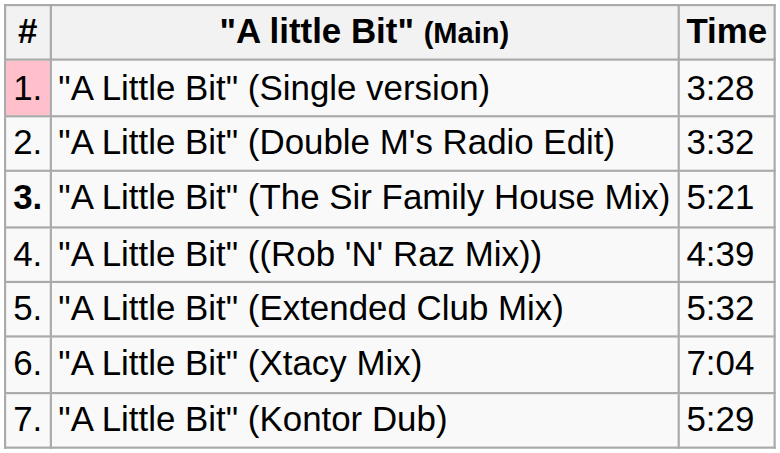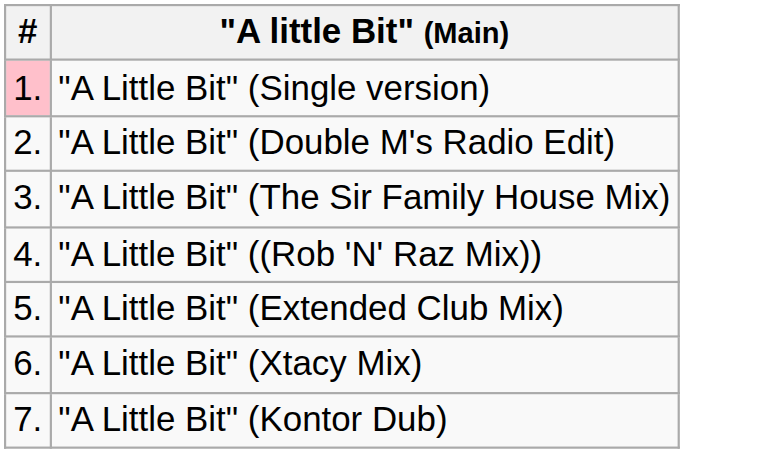- column: (727, 32)
(28, 198) bold -> (28, 198) normal
